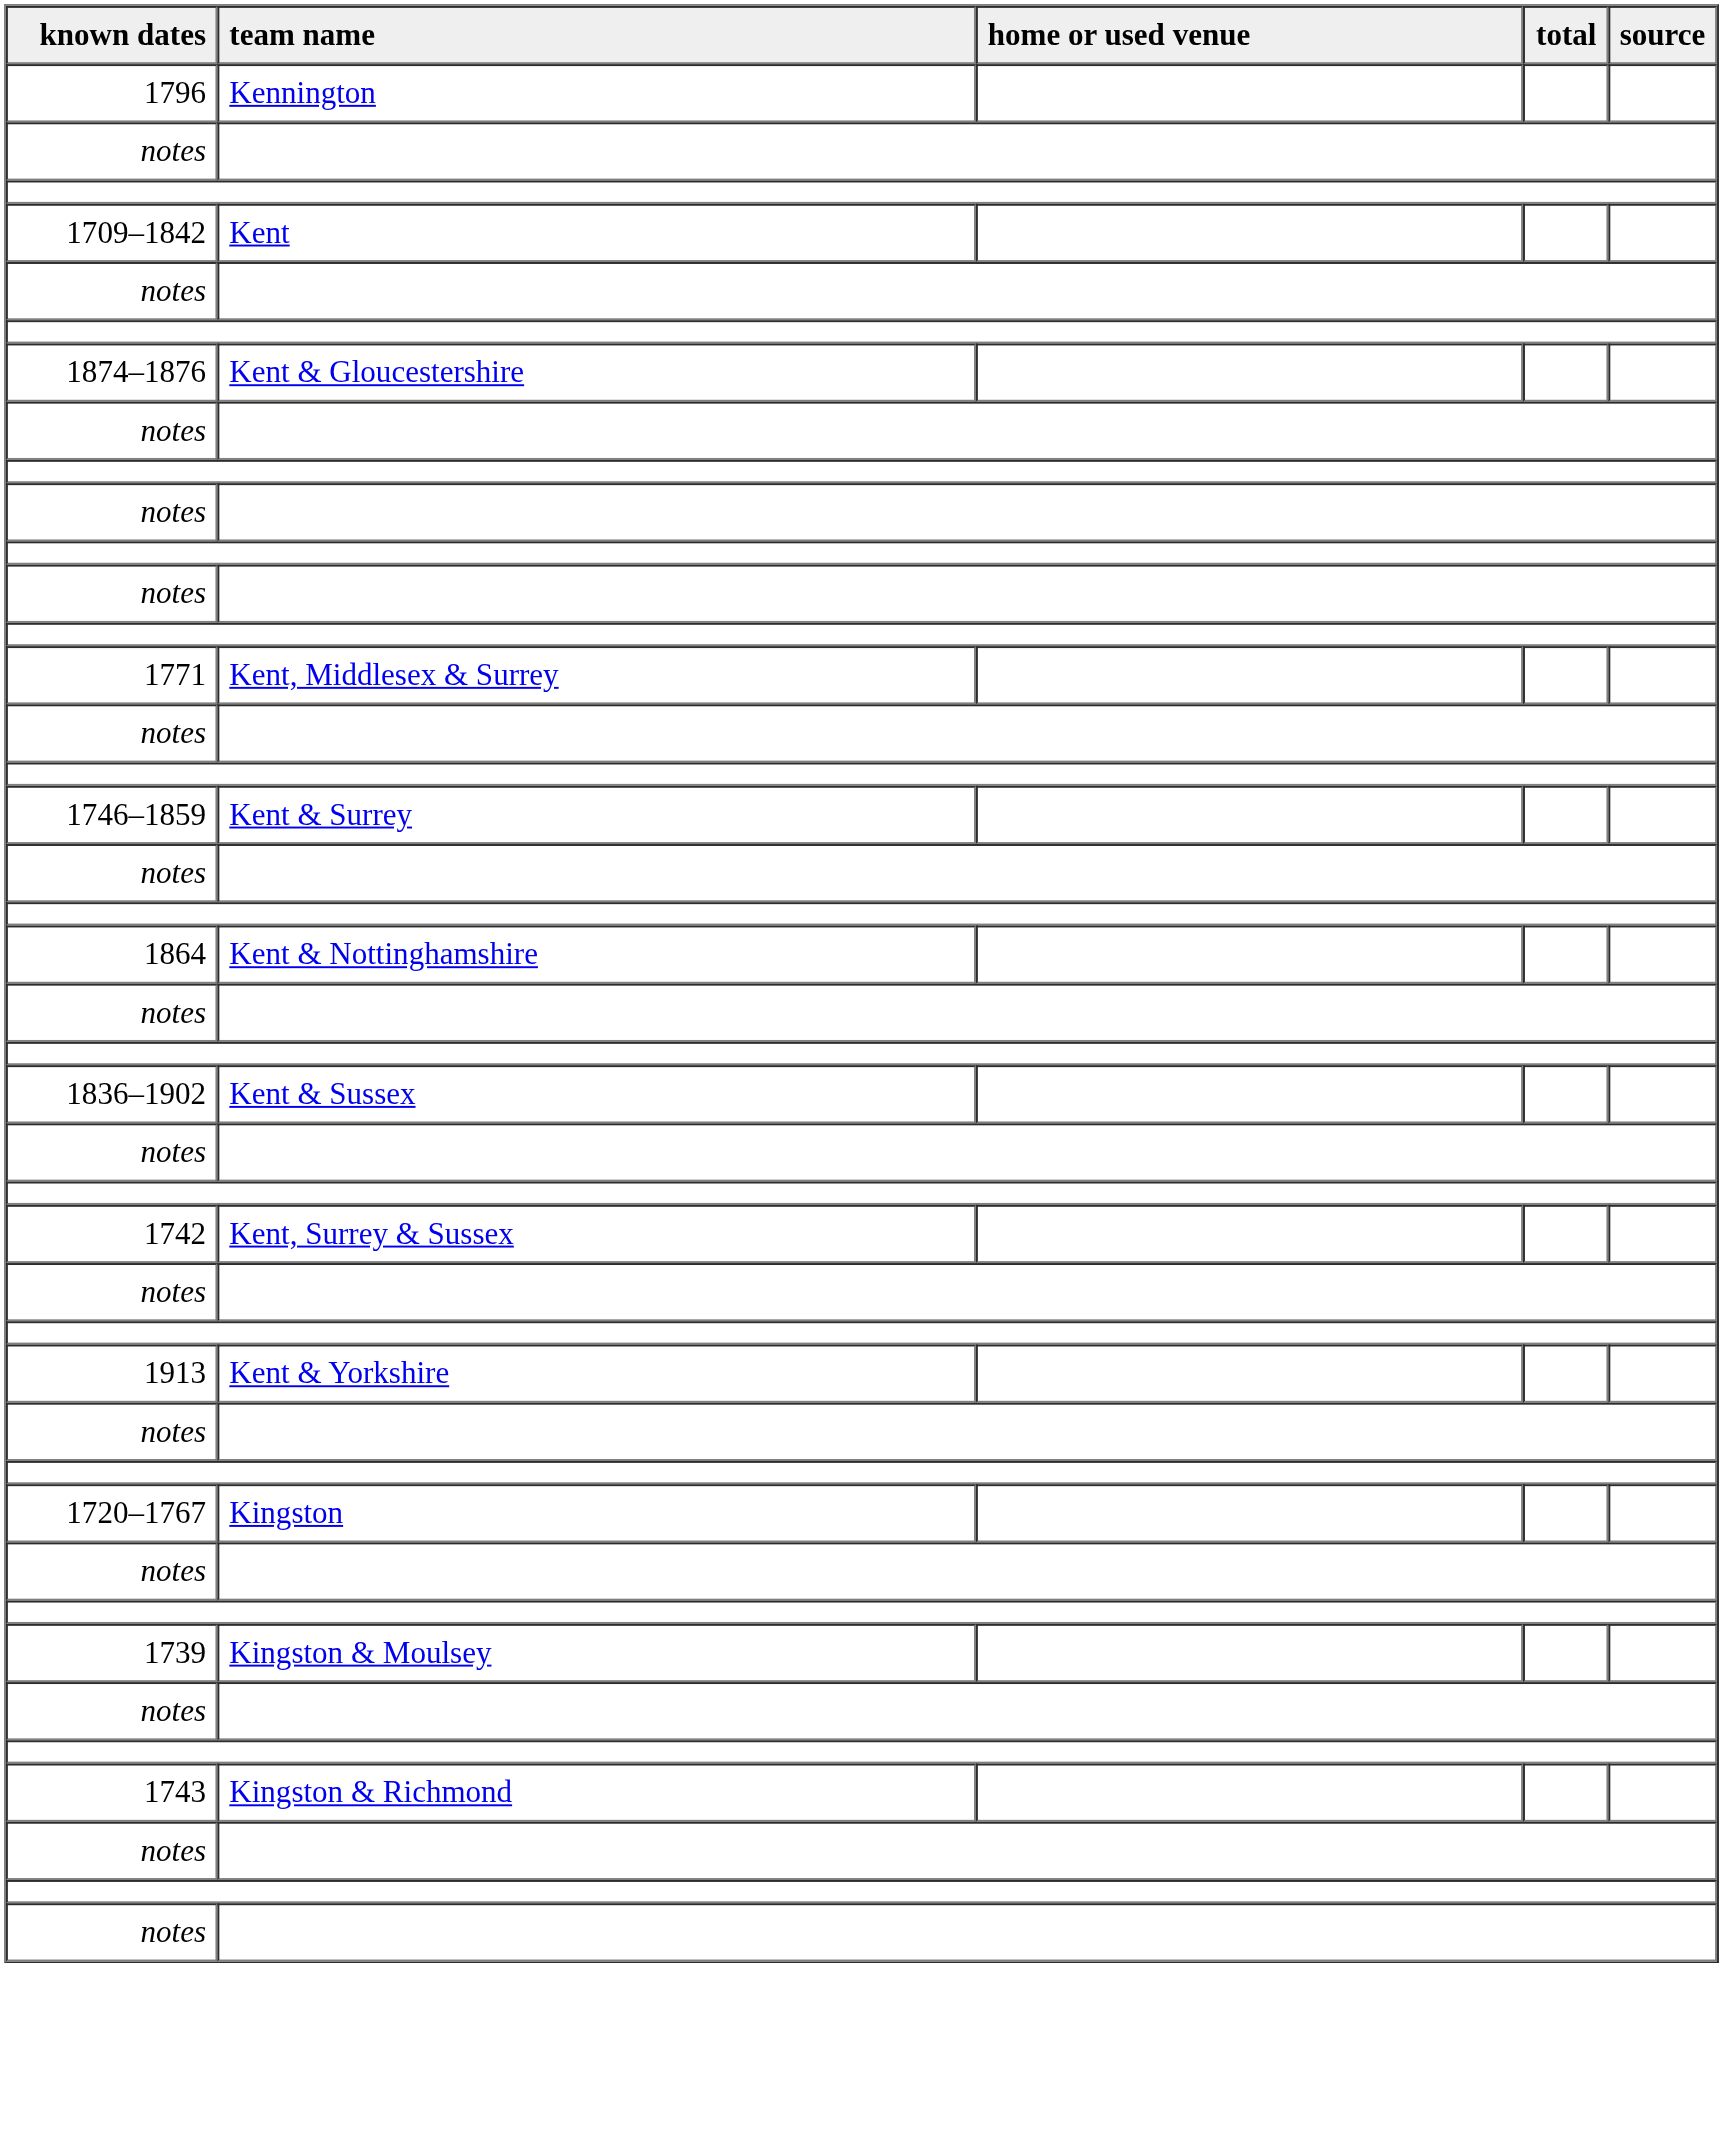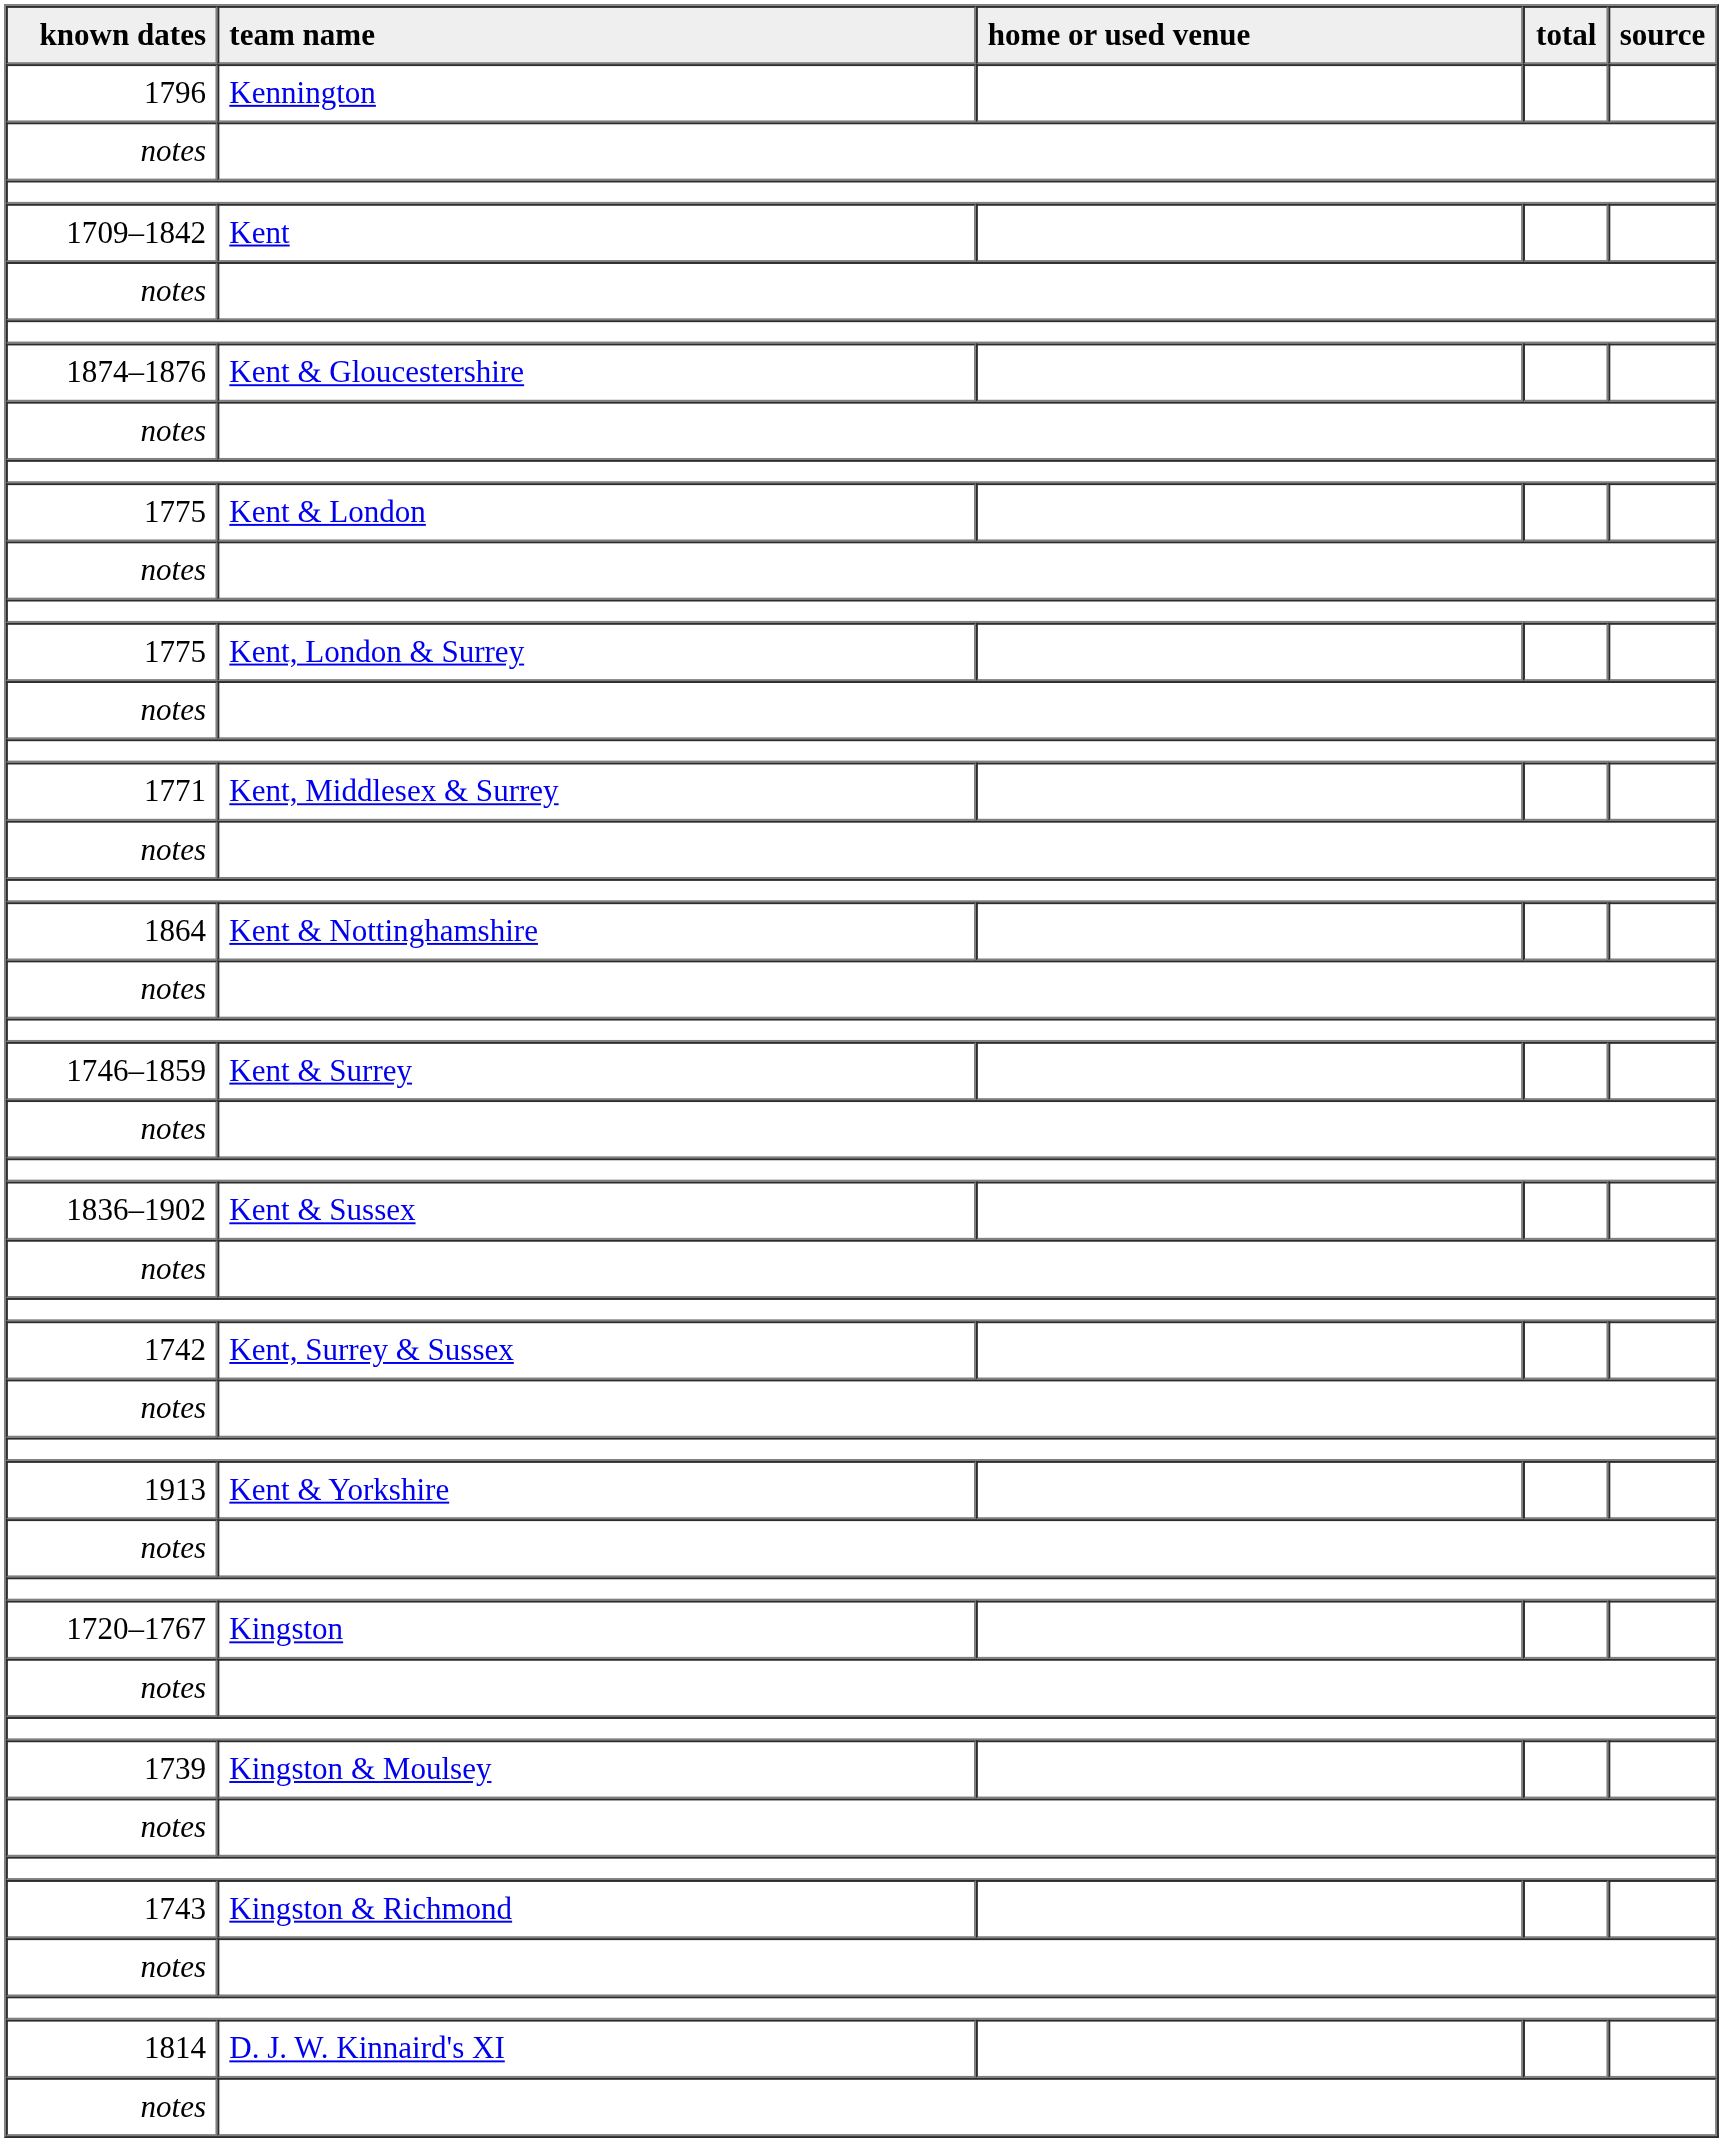+ row: (175, 511)
+ row: (175, 651)
rows swapped: (175, 954) <-> (136, 814)
+ row: (175, 2048)
